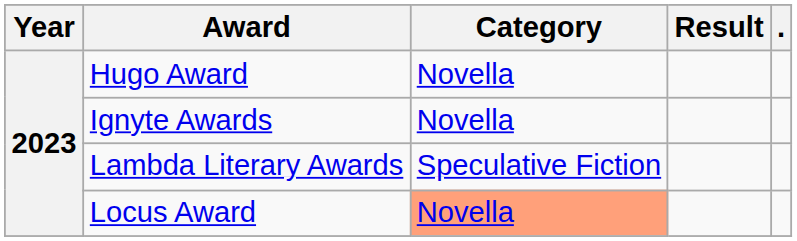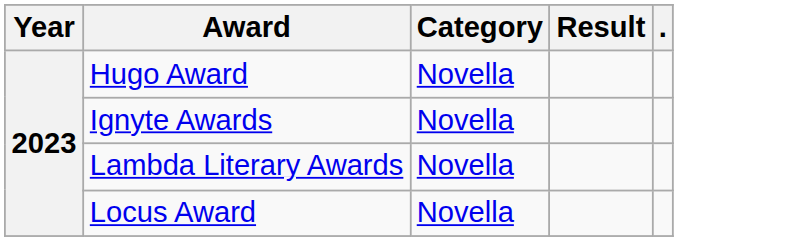(539, 166) Speculative Fiction -> (465, 166) Novella
(465, 212) lightsalmon background -> (465, 212) no background
